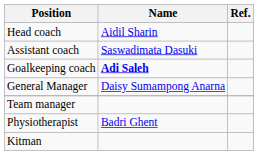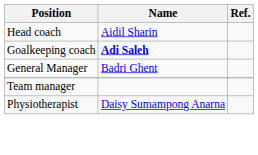- row: (43, 50)
(163, 86) Daisy Sumampong Anarna -> (129, 68) Badri Ghent
(129, 123) Badri Ghent -> (163, 104) Daisy Sumampong Anarna
- row: (24, 141)
